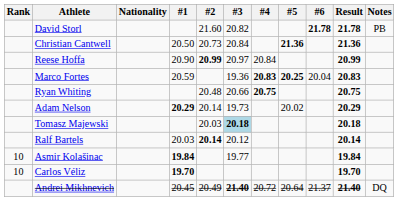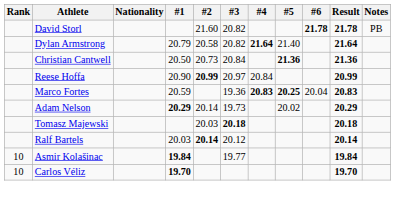+ row: (70, 44)
- row: (63, 92)
(237, 124) lightblue background -> (234, 124) no background
- row: (74, 188)
